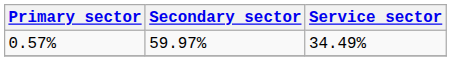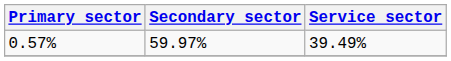(338, 43) 34.49% -> (338, 43) 39.49%
